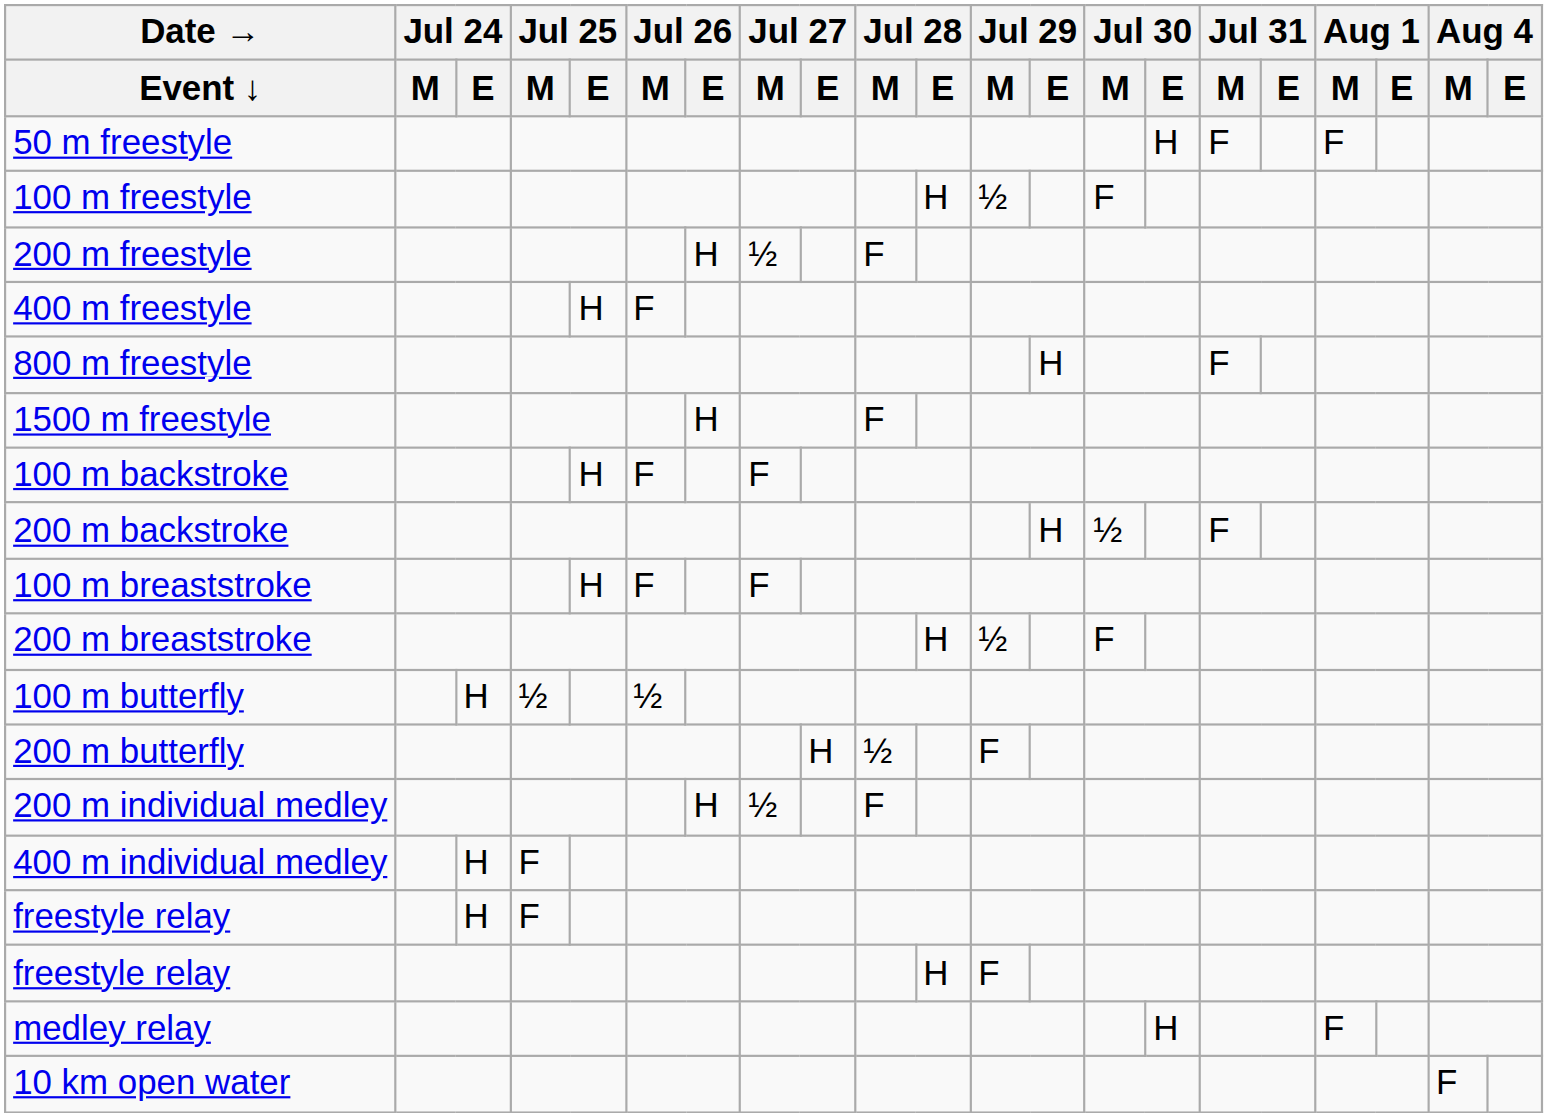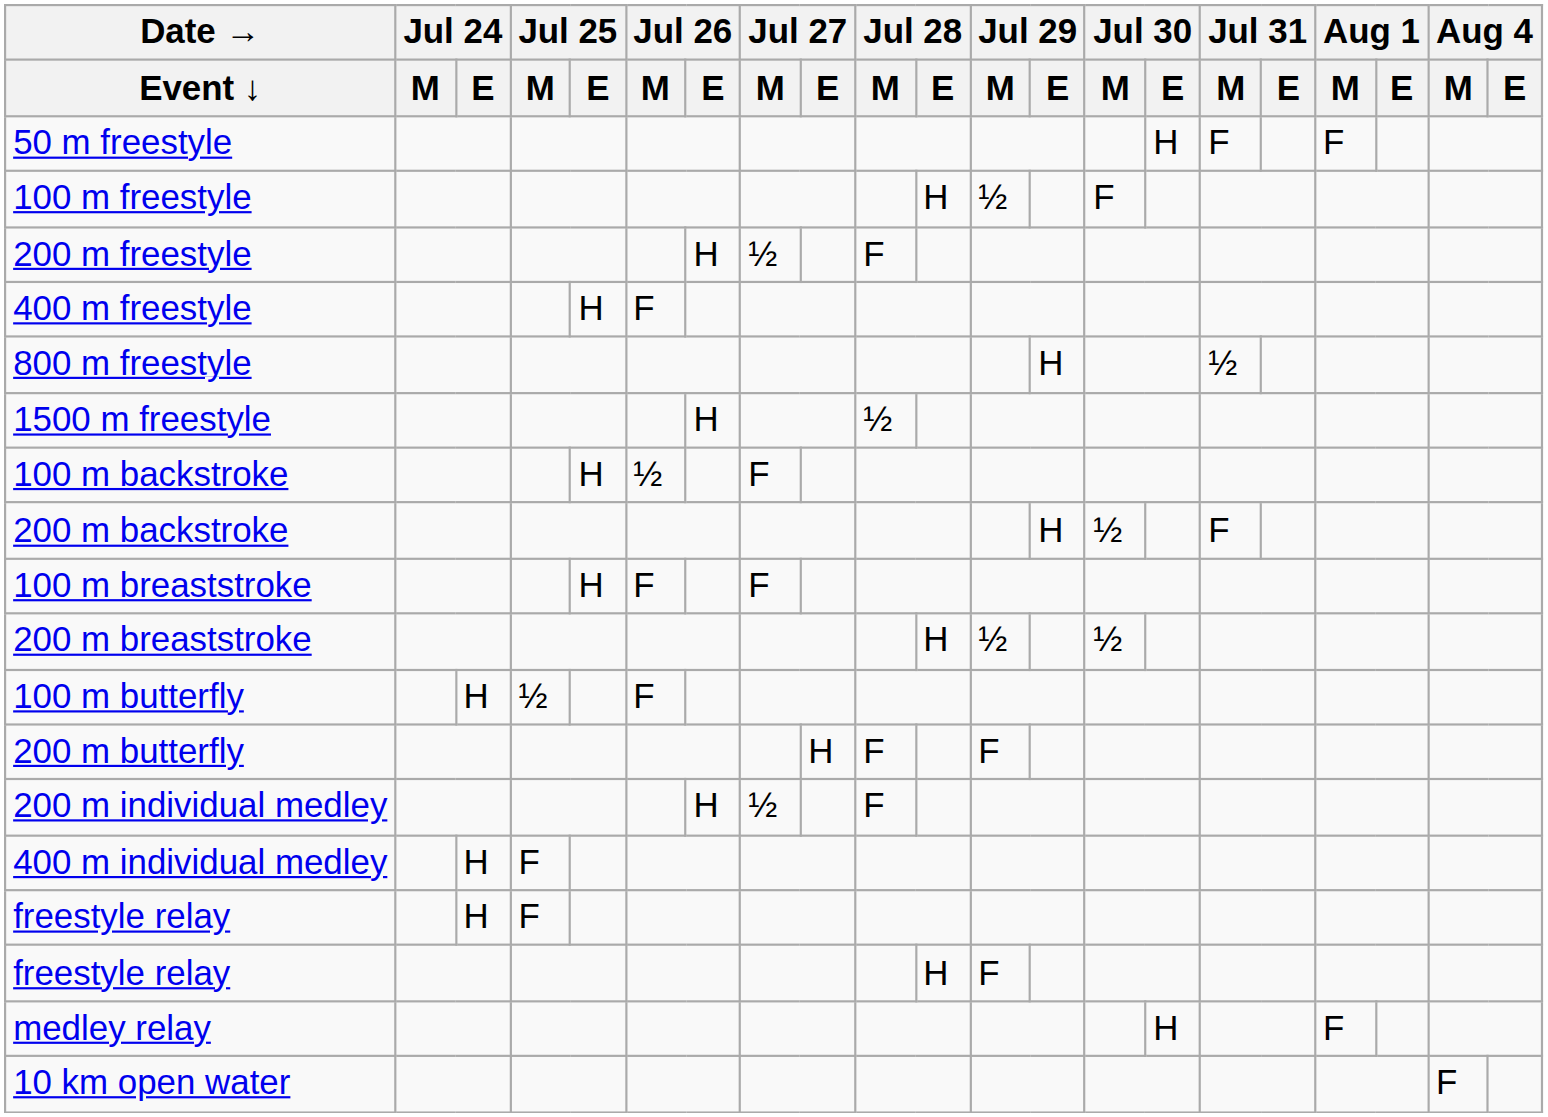(1219, 364) F -> (1223, 364) ½
(874, 419) F -> (878, 419) ½
(644, 474) F -> (648, 474) ½
(1104, 640) F -> (1108, 640) ½
(648, 695) ½ -> (644, 695) F
(878, 751) ½ -> (874, 751) F
